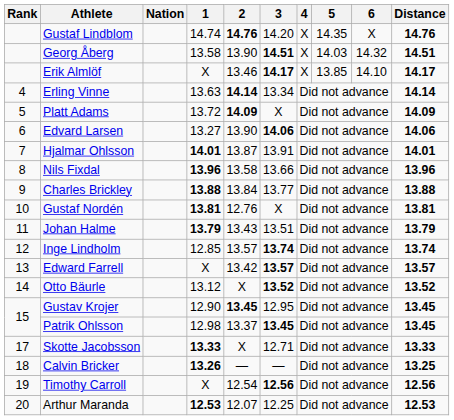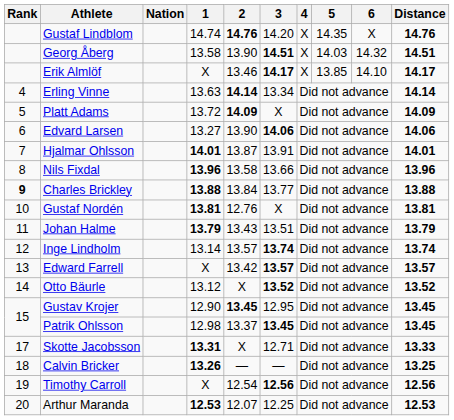(22, 190) normal -> (22, 190) bold
(205, 248) 12.85 -> (205, 248) 13.14
(205, 346) 13.33 -> (205, 346) 13.31
